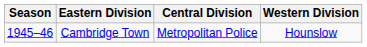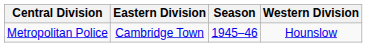columns swapped: (30, 13) <-> (207, 13)
